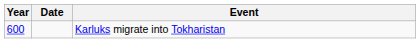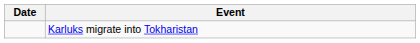- column: (18, 12)
